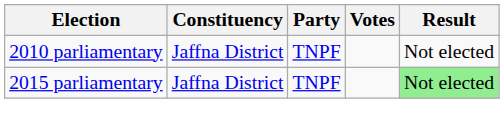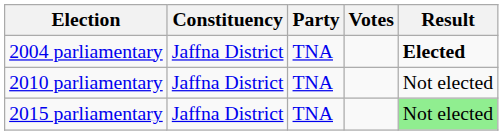+ row: (86, 51)
(317, 51) TNPF -> (313, 82) TNA
(317, 82) TNPF -> (313, 113) TNA
